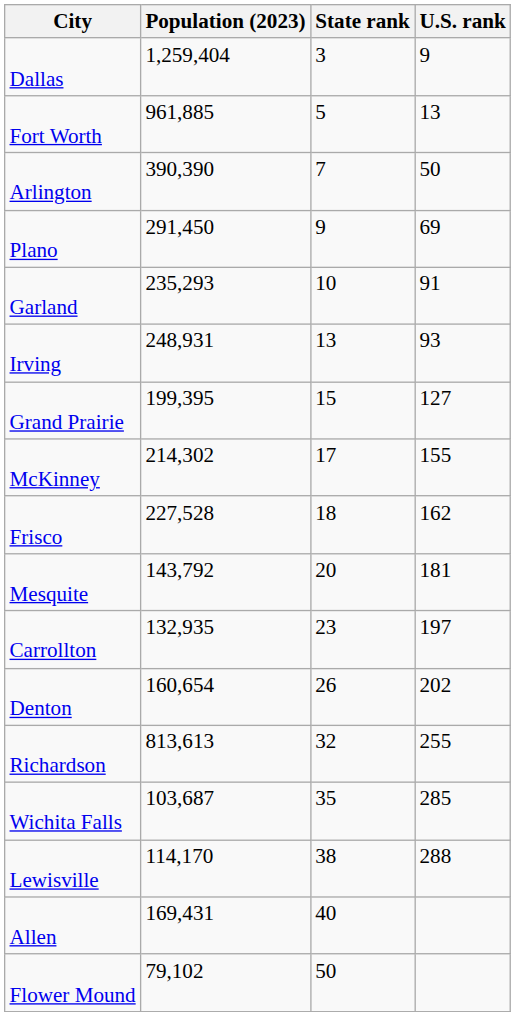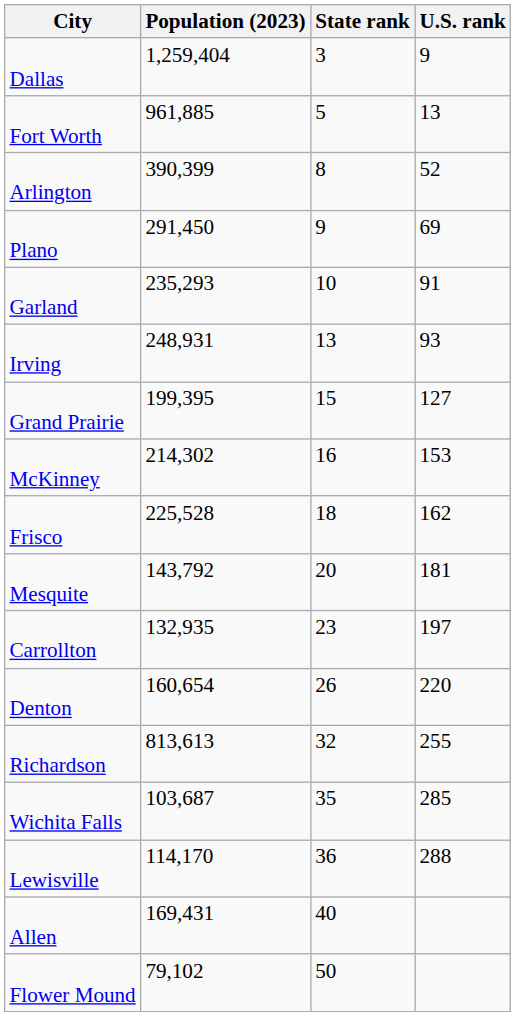(180, 169) 390,390 -> (180, 169) 390,399
(321, 169) 7 -> (321, 169) 8
(430, 169) 50 -> (430, 169) 52
(326, 455) 17 -> (326, 455) 16
(435, 455) 155 -> (435, 455) 153
(180, 512) 227,528 -> (180, 512) 225,528
(435, 684) 202 -> (435, 684) 220
(326, 856) 38 -> (326, 856) 36
